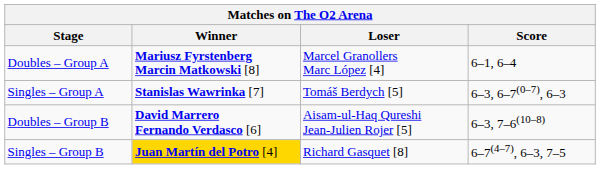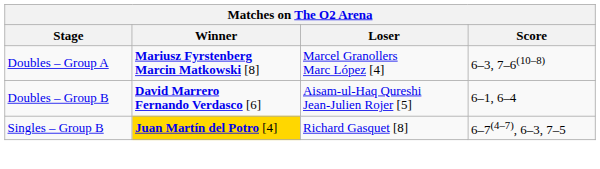(494, 63) 6–1, 6–4 -> (508, 63) 6–3, 7–6(10–8)
- row: (56, 92)
(508, 122) 6–3, 7–6(10–8) -> (494, 98) 6–1, 6–4
